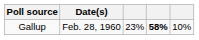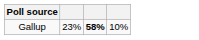- column: (92, 12)
